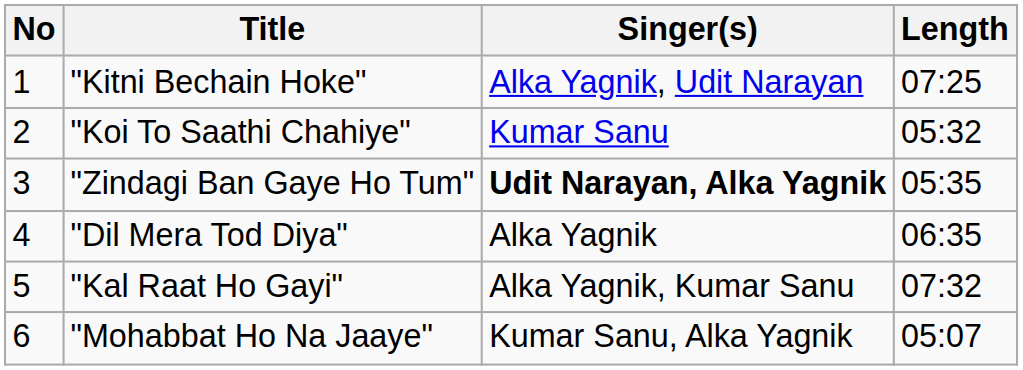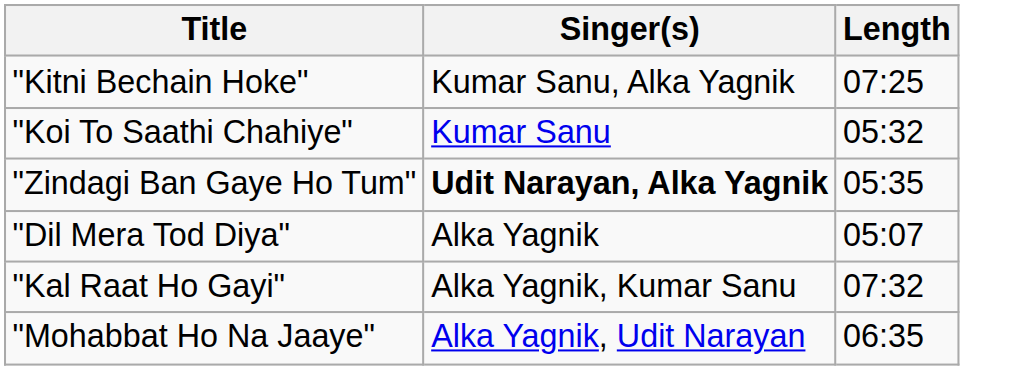- column: (34, 30)
(676, 81) Alka Yagnik, Udit Narayan -> (613, 81) Kumar Sanu, Alka Yagnik
(941, 235) 06:35 -> (884, 235) 05:07
(671, 337) Kumar Sanu, Alka Yagnik -> (618, 337) Alka Yagnik, Udit Narayan
(941, 337) 05:07 -> (884, 337) 06:35
